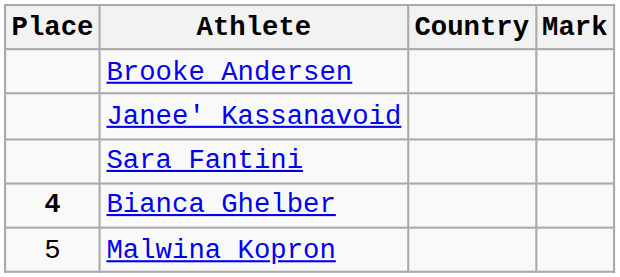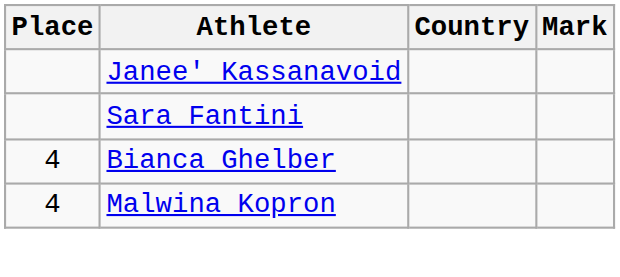- row: (229, 72)
(52, 205) bold -> (52, 161) normal
(52, 250) 5 -> (52, 205) 4
